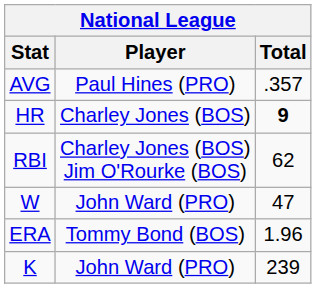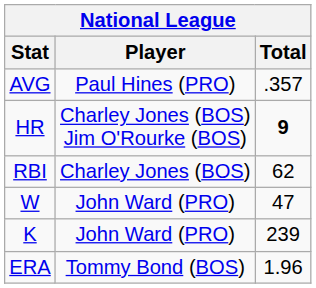(155, 116) Charley Jones (BOS) -> (155, 127) Charley Jones (BOS) Jim O'Rourke (BOS)
(155, 159) Charley Jones (BOS) Jim O'Rourke (BOS) -> (155, 171) Charley Jones (BOS)
rows swapped: (30, 235) <-> (30, 266)
